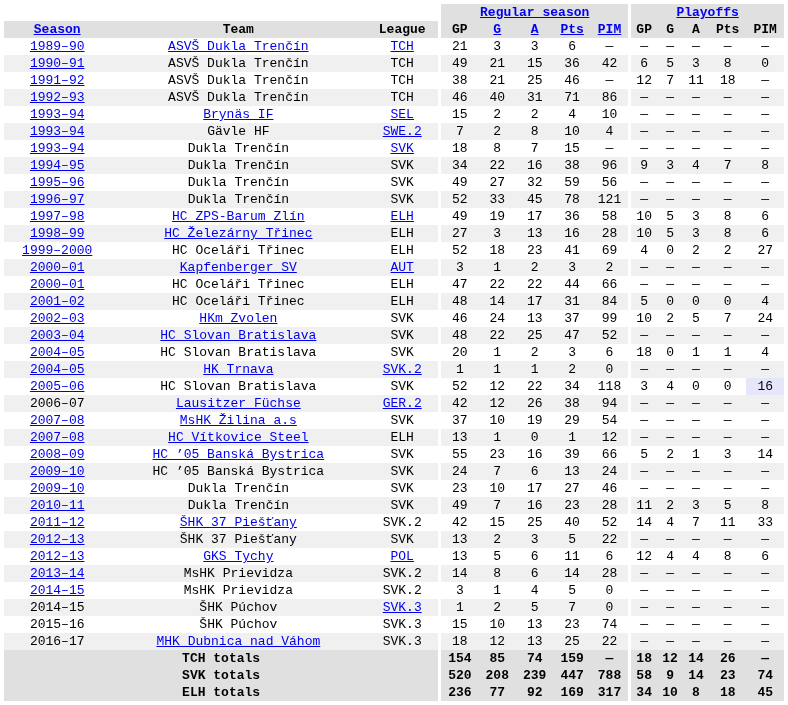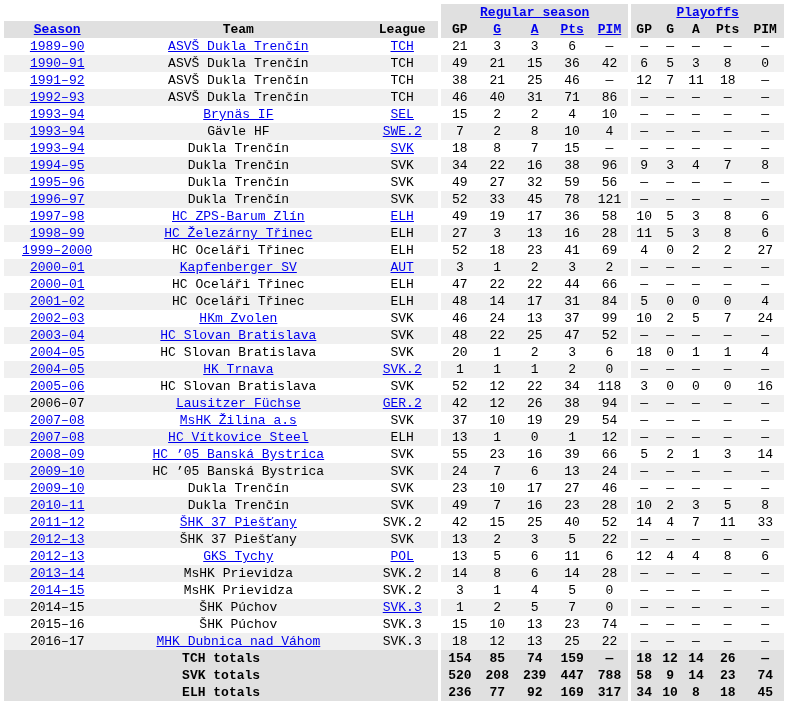(644, 234) 10 -> (644, 234) 11
(670, 386) 4 -> (670, 386) 0
(765, 386) lavender background -> (765, 386) no background
(644, 506) 11 -> (644, 506) 10
